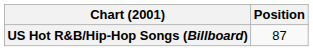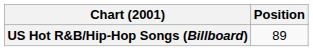(279, 35) 87 -> (279, 35) 89
